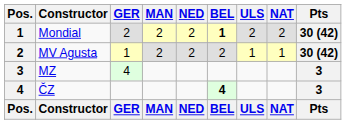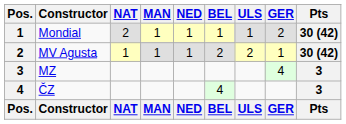columns swapped: (127, 14) <-> (282, 14)
(159, 33) 2 -> (157, 33) 1
(192, 33) 2 -> (189, 33) 1
(222, 33) bold -> (220, 33) normal
(252, 33) 2 -> (250, 33) 1
(159, 52) 2 -> (157, 52) 1
(192, 52) 2 -> (189, 52) 1
(252, 52) 1 -> (250, 52) 2
(222, 90) bold -> (220, 90) normal
